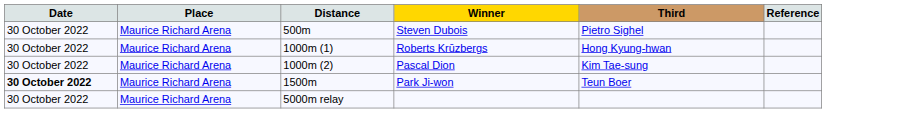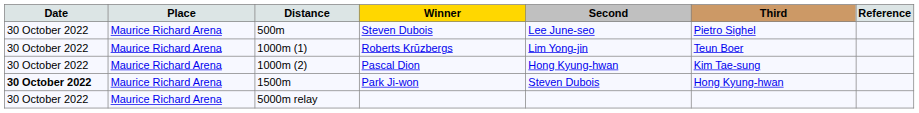+ column: (608, 13)
(626, 48) Hong Kyung-hwan -> (719, 48) Teun Boer
(606, 82) Teun Boer -> (739, 82) Hong Kyung-hwan
